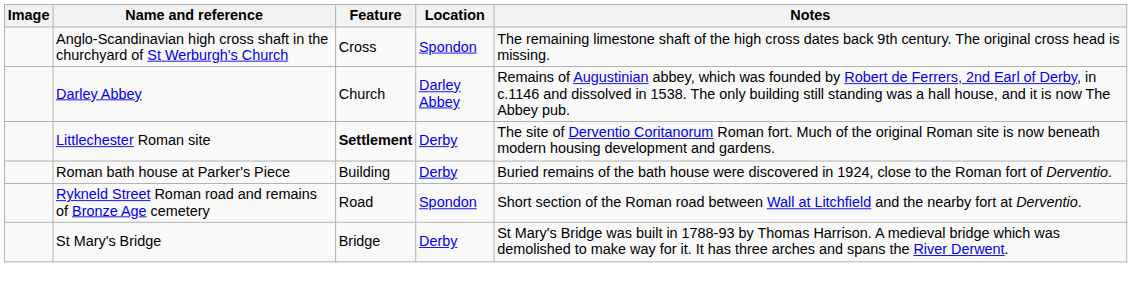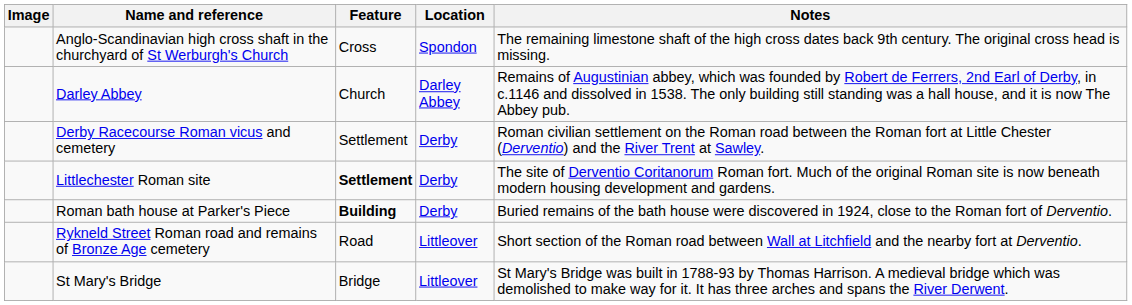+ row: (173, 141)
(364, 172) normal -> (368, 211) bold
(448, 203) Spondon -> (448, 242) Littleover
(438, 242) Derby -> (448, 281) Littleover
